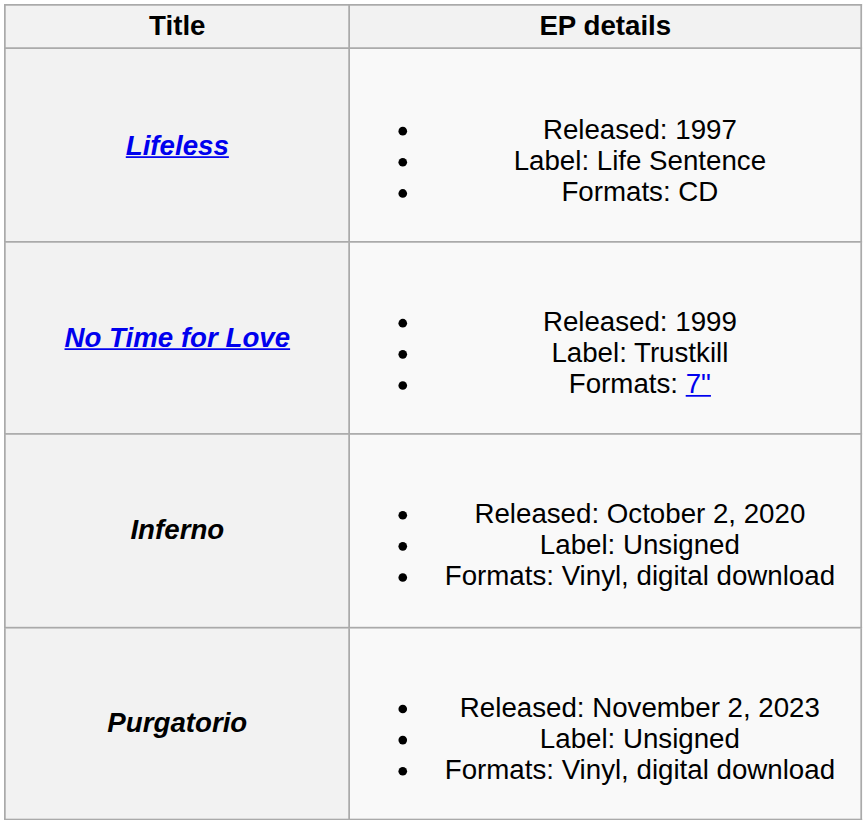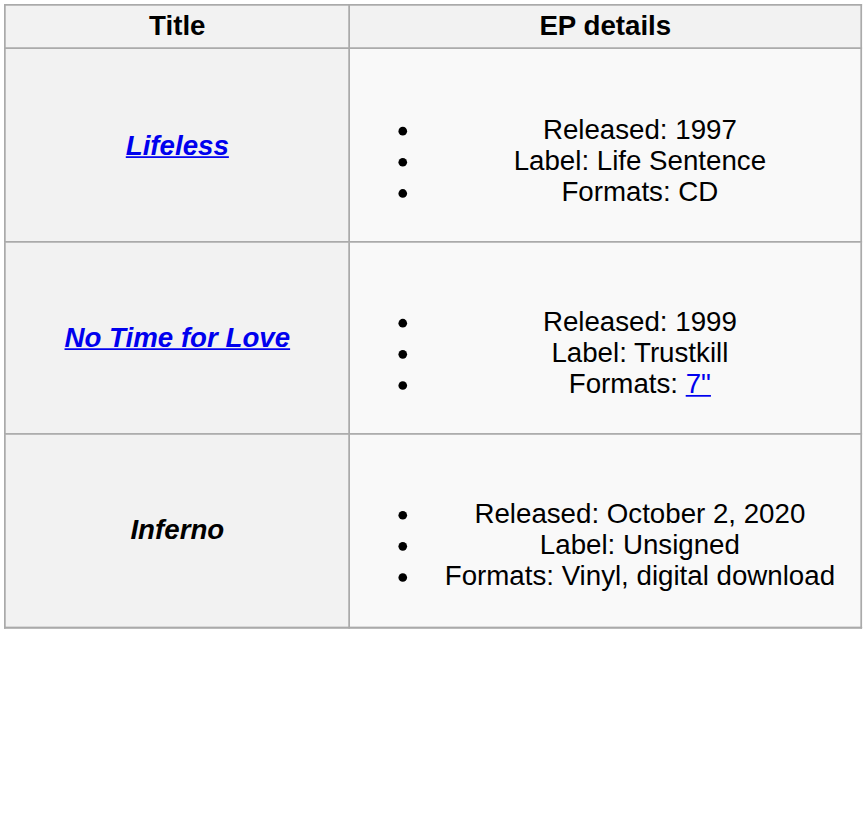- row: (177, 722)
